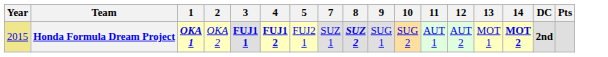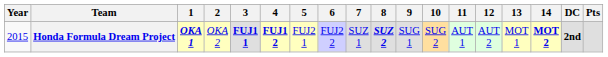+ column: (332, 12)
(18, 36) khaki background -> (18, 36) no background
